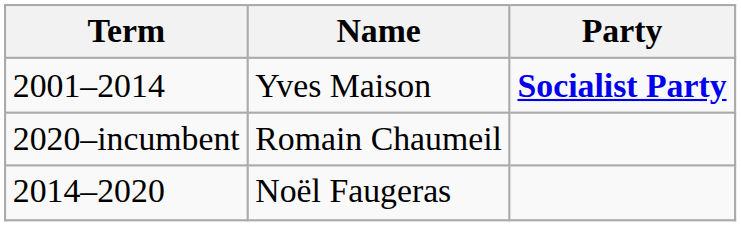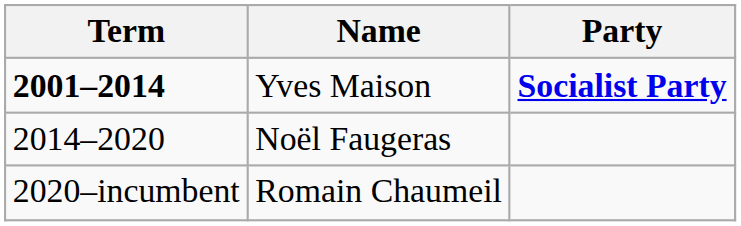(89, 84) normal -> (89, 84) bold
rows swapped: (353, 191) <-> (379, 138)
